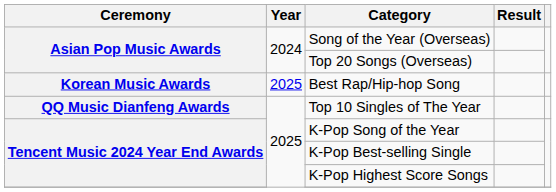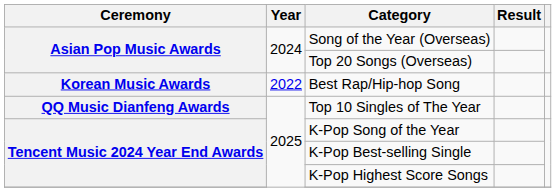(286, 84) 2025 -> (286, 84) 2022
